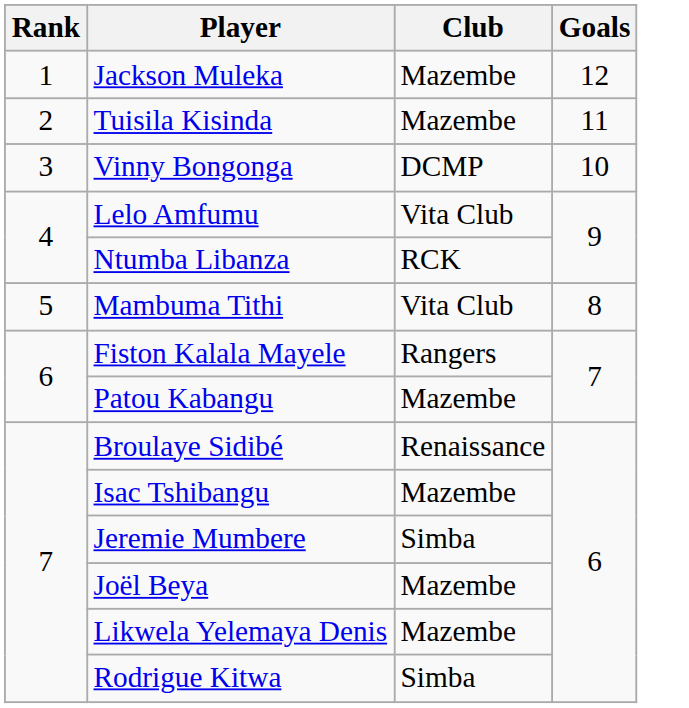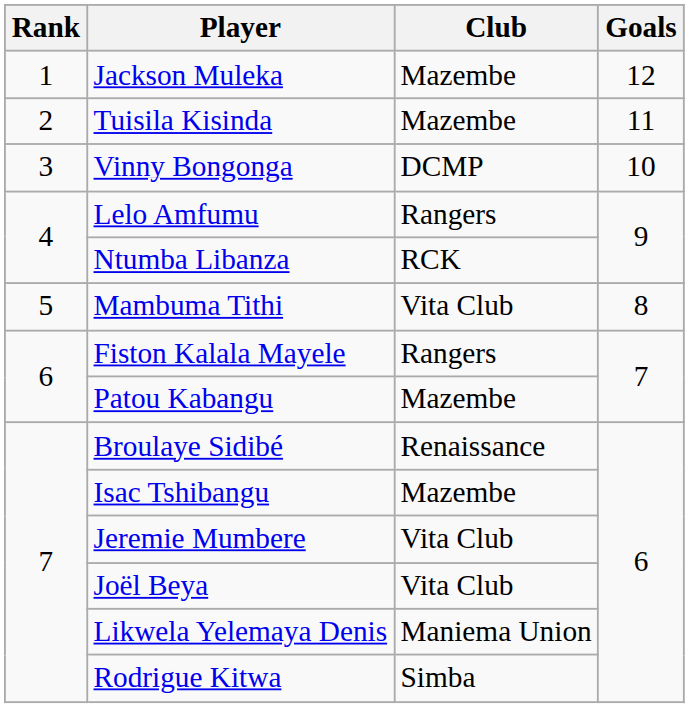(457, 213) Vita Club -> (449, 213) Rangers
(438, 538) Simba -> (457, 538) Vita Club
(458, 584) Mazembe -> (457, 584) Vita Club
(458, 631) Mazembe -> (496, 631) Maniema Union
